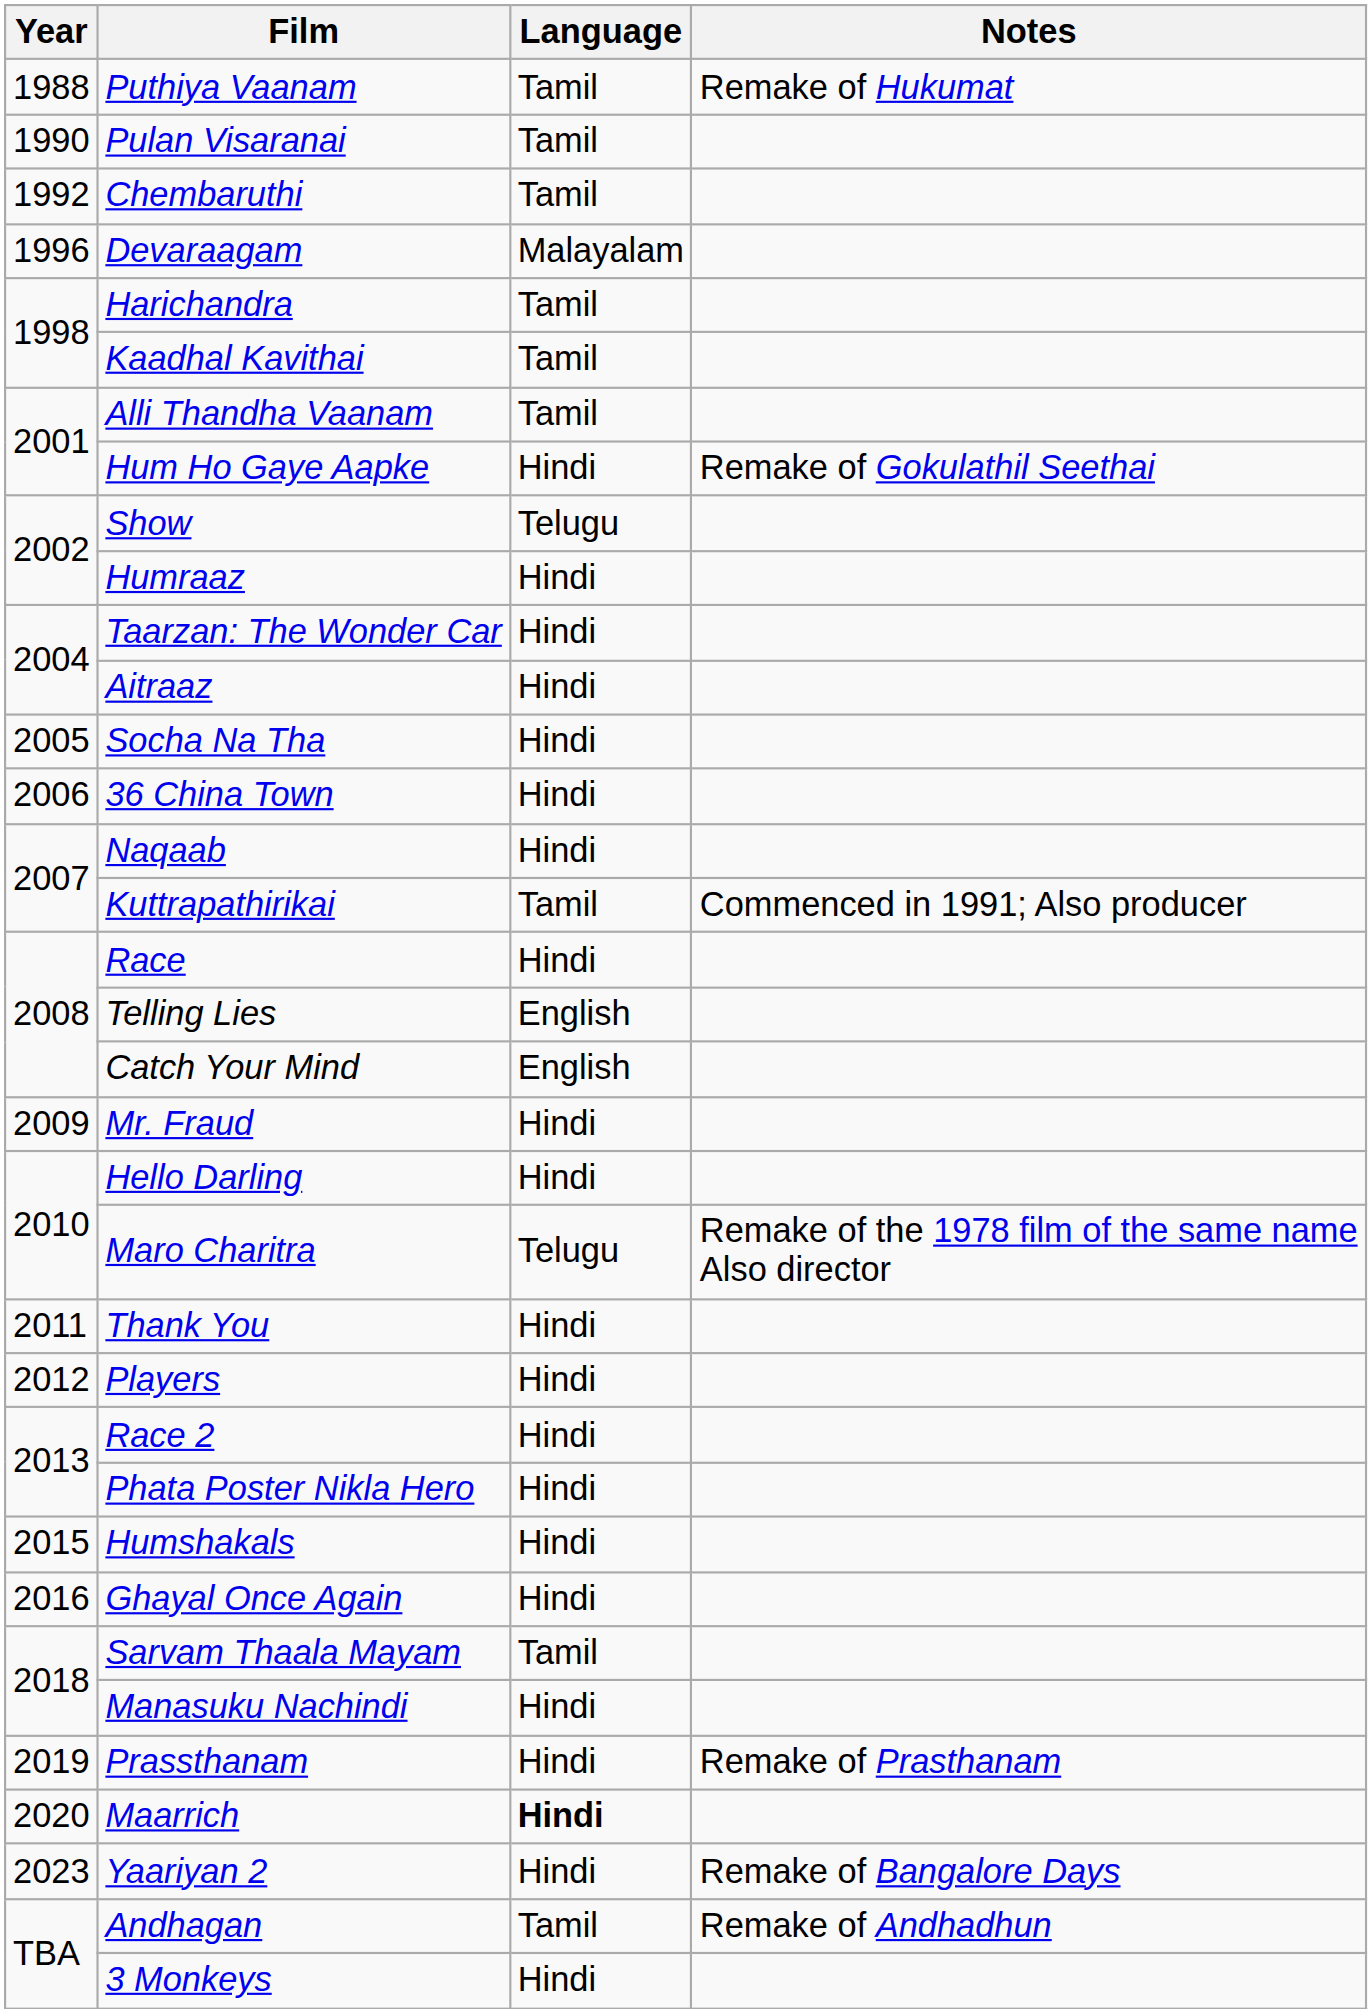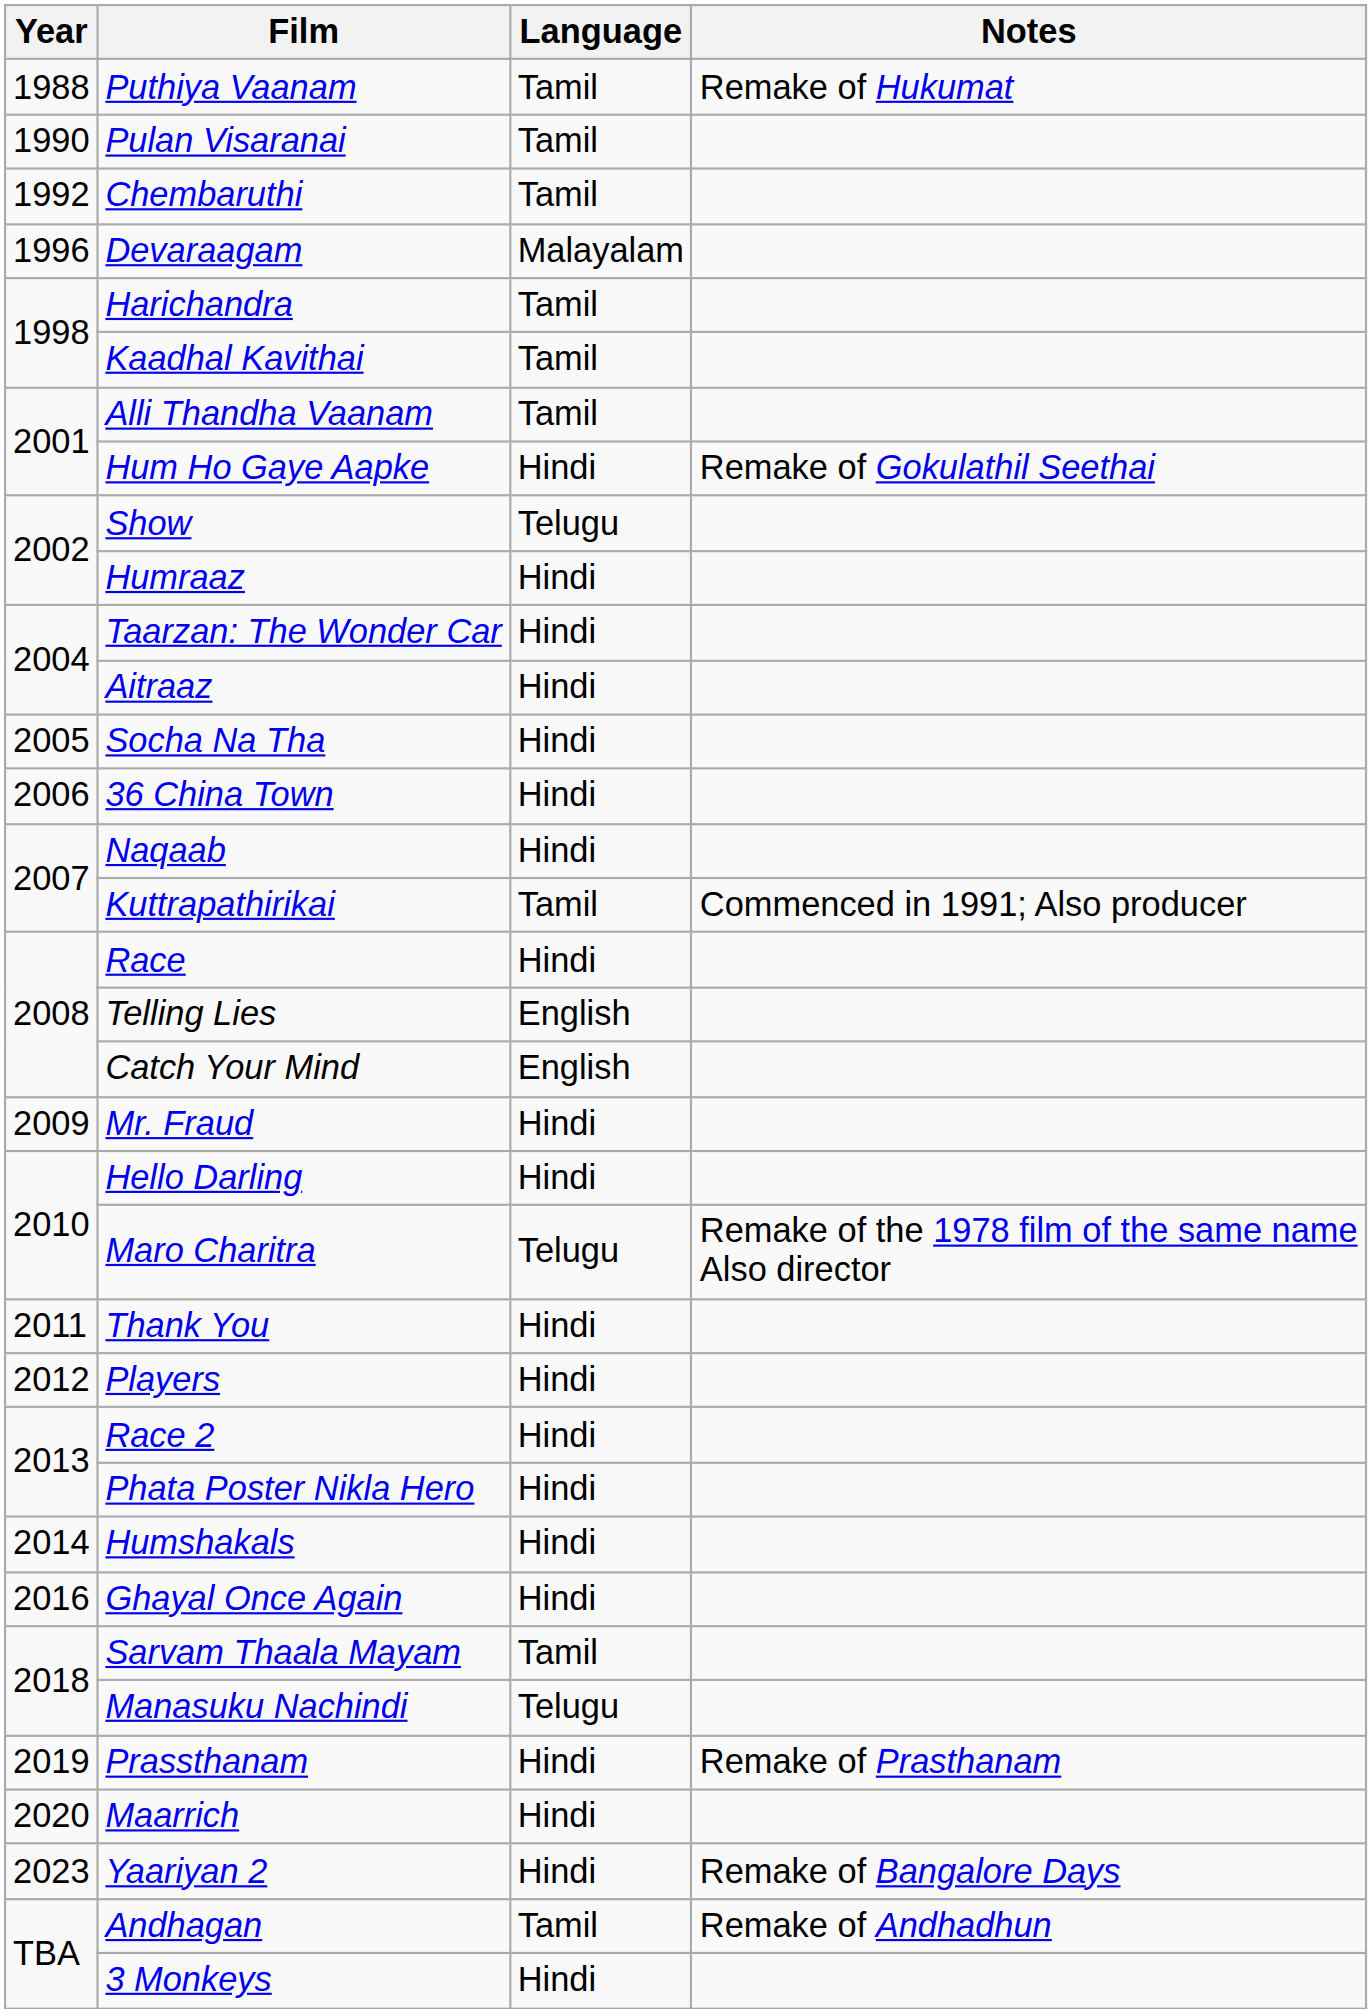(51, 1543) 2015 -> (51, 1543) 2014
(557, 1707) Hindi -> (568, 1707) Telugu
(561, 1816) bold -> (557, 1816) normal
